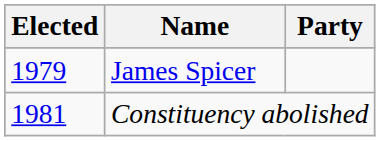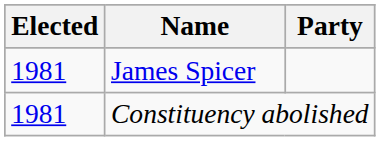(39, 69) 1979 -> (39, 69) 1981
